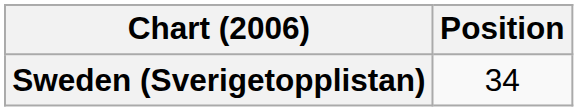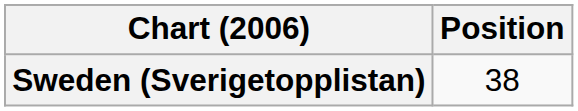(502, 79) 34 -> (502, 79) 38
